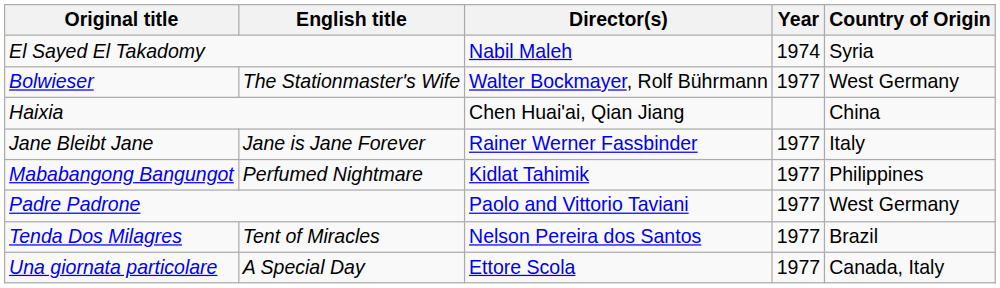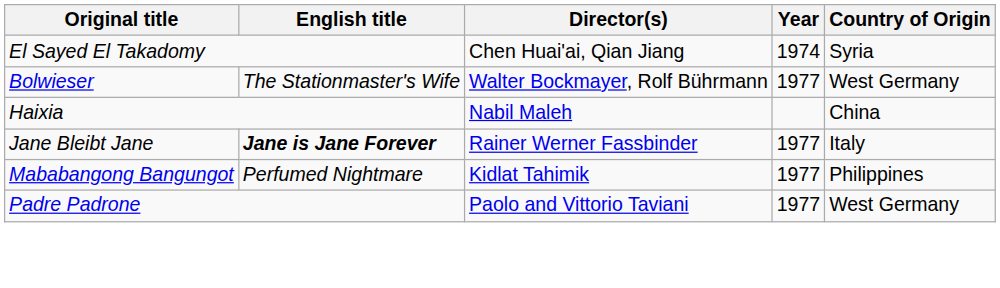(521, 50) Nabil Maleh -> (577, 50) Chen Huai'ai, Qian Jiang
(577, 112) Chen Huai'ai, Qian Jiang -> (521, 112) Nabil Maleh
(334, 143) normal -> (339, 143) bold
- row: (96, 236)
- row: (113, 267)
